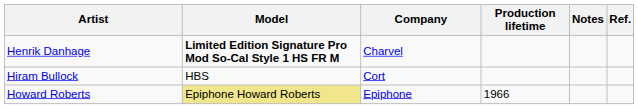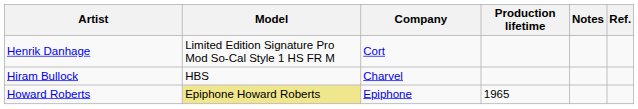(266, 51) bold -> (260, 51) normal
(383, 51) Charvel -> (374, 51) Cort
(374, 76) Cort -> (383, 76) Charvel
(497, 94) 1966 -> (497, 94) 1965
